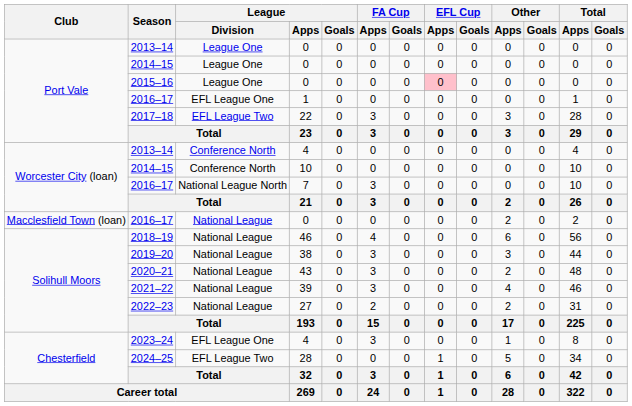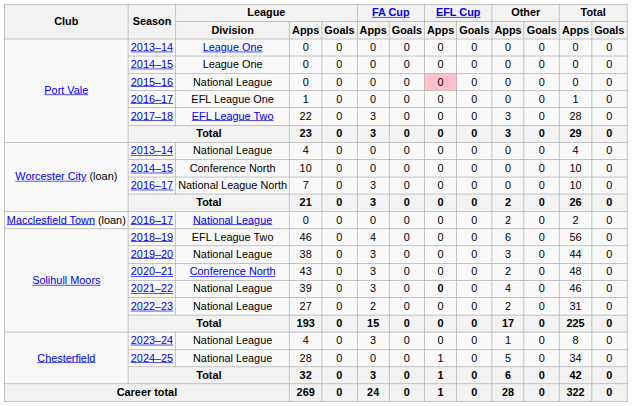(233, 82) League One -> (233, 82) National League
(233, 151) Conference North -> (233, 151) National League
(233, 237) National League -> (233, 237) EFL League Two
(233, 271) National League -> (233, 271) Conference North
(441, 289) normal -> (441, 289) bold
(233, 340) EFL League One -> (233, 340) National League
(233, 358) EFL League Two -> (233, 358) National League
